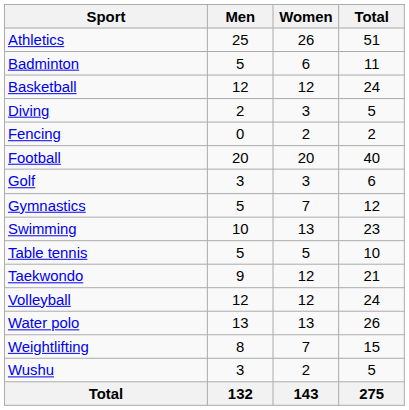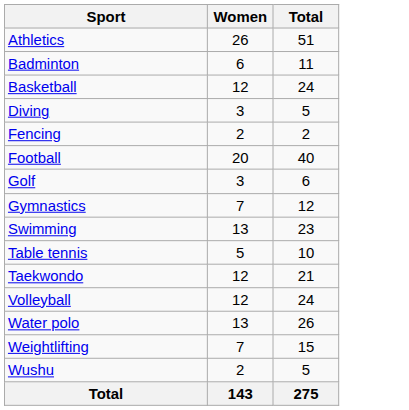- column: (240, 16)
